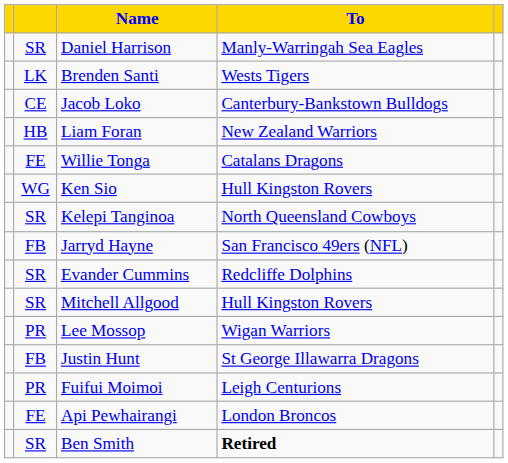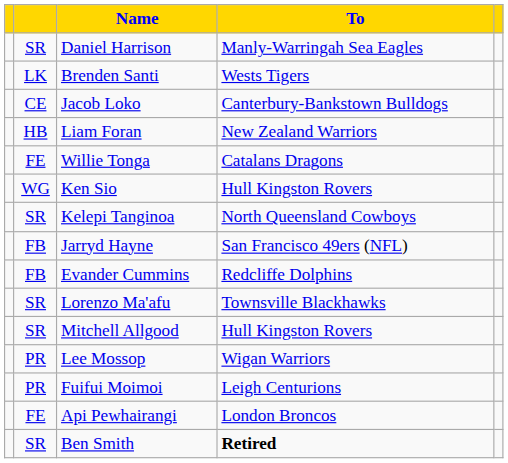(35, 273) SR -> (35, 273) FB
+ row: (116, 302)
- row: (100, 358)
